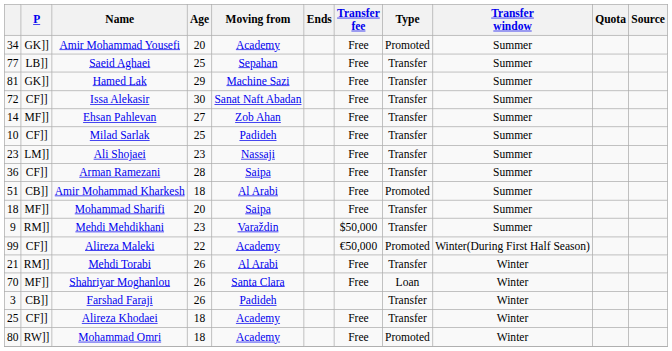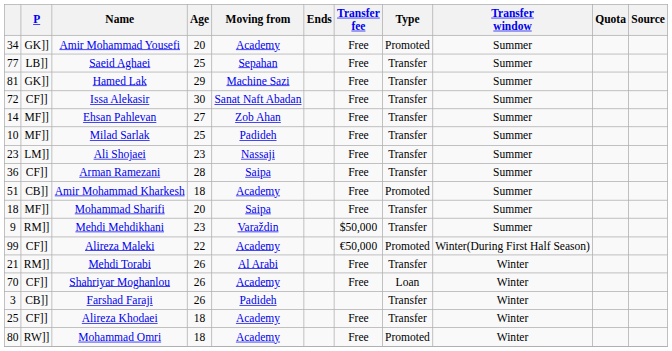(37, 136) CF]] -> (37, 136) MF]]
(258, 191) Al Arabi -> (258, 191) Academy
(37, 282) MF]] -> (37, 282) CF]]
(258, 282) Santa Clara -> (258, 282) Academy
